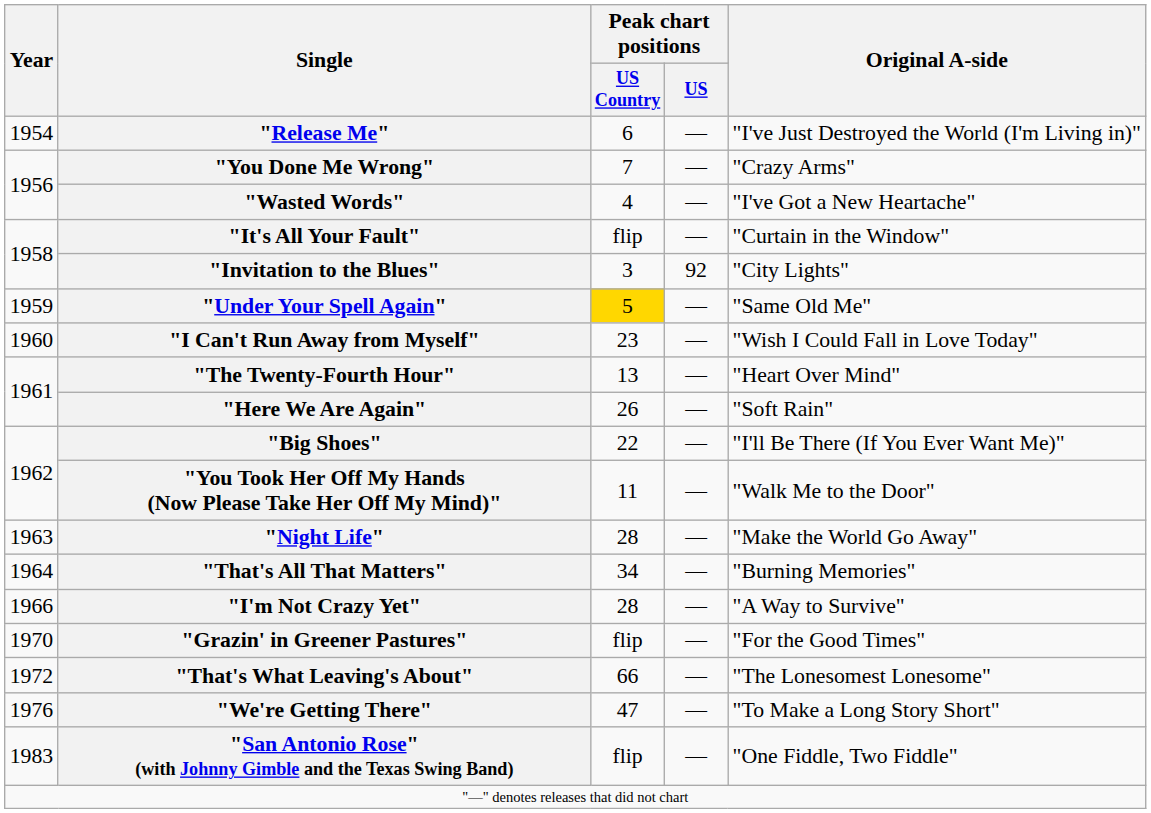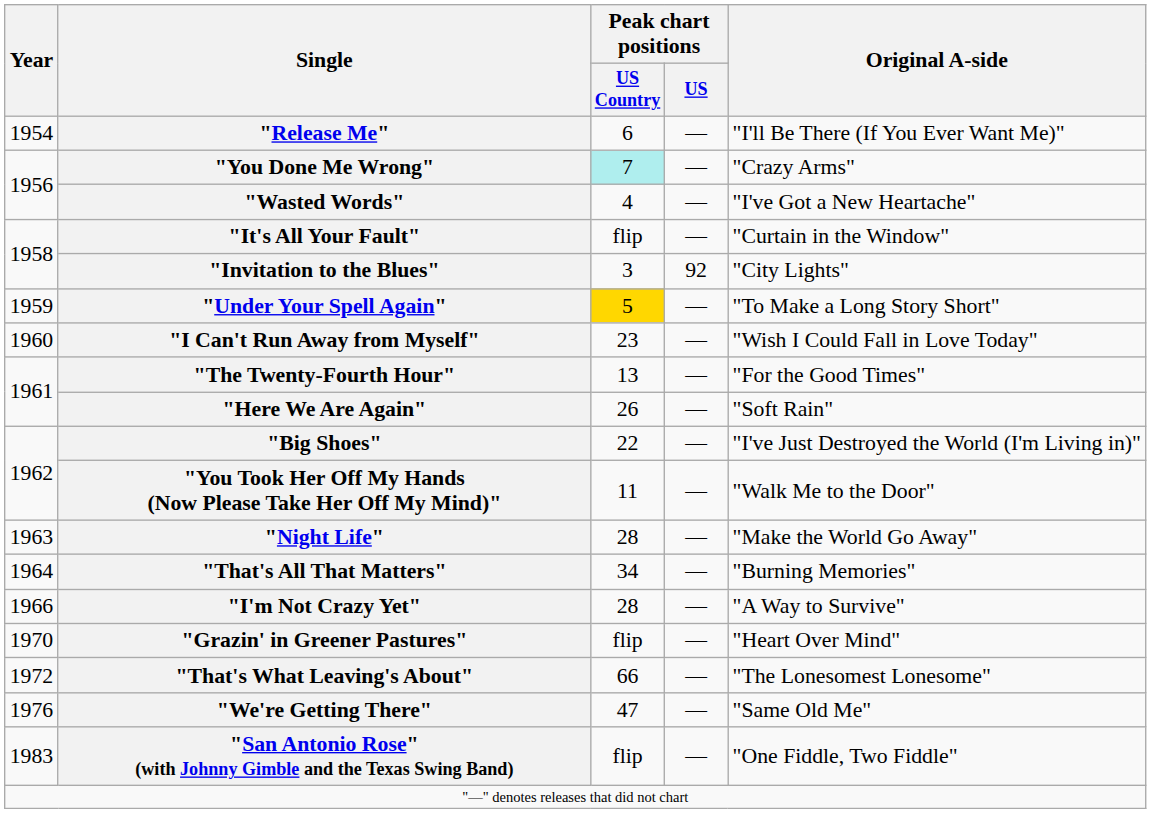(937, 132) "I've Just Destroyed the World (I'm Living in)" -> (899, 132) "I'll Be There (If You Ever Want Me)"
(628, 167) no background -> (628, 167) paleturquoise background
(802, 305) "Same Old Me" -> (866, 305) "To Make a Long Story Short"
(816, 374) "Heart Over Mind" -> (829, 374) "For the Good Times"
(899, 443) "I'll Be There (If You Ever Want Me)" -> (937, 443) "I've Just Destroyed the World (I'm Living in)"
(829, 640) "For the Good Times" -> (816, 640) "Heart Over Mind"
(866, 709) "To Make a Long Story Short" -> (802, 709) "Same Old Me"
